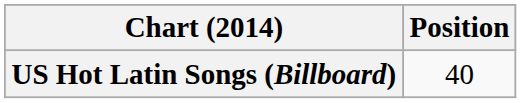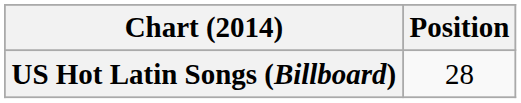(459, 73) 40 -> (459, 73) 28
